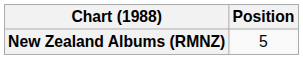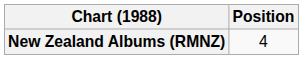(263, 41) 5 -> (263, 41) 4
